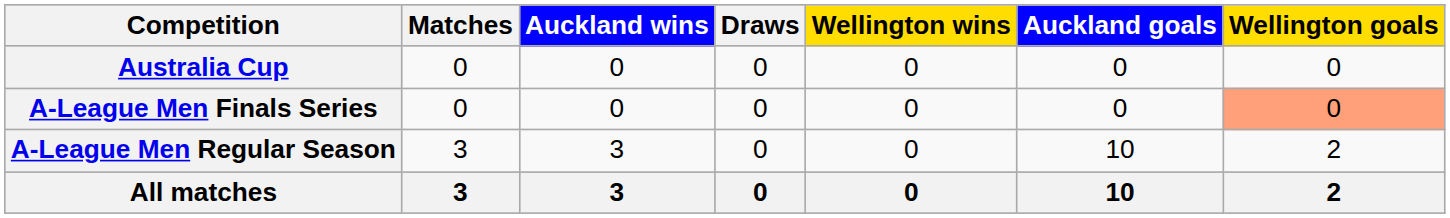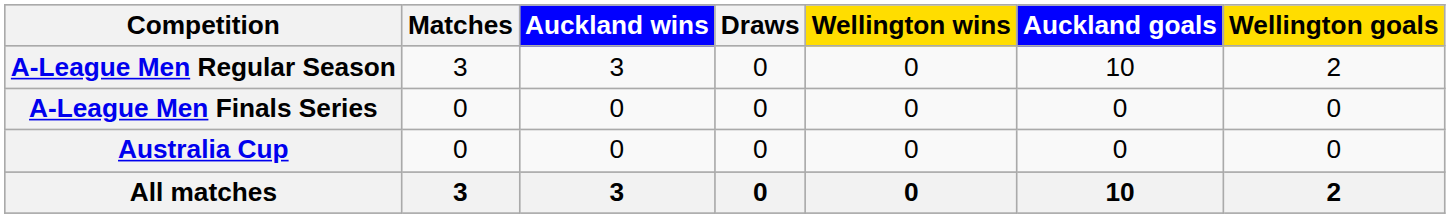rows swapped: (203, 150) <-> (203, 66)
(1334, 108) lightsalmon background -> (1334, 108) no background
